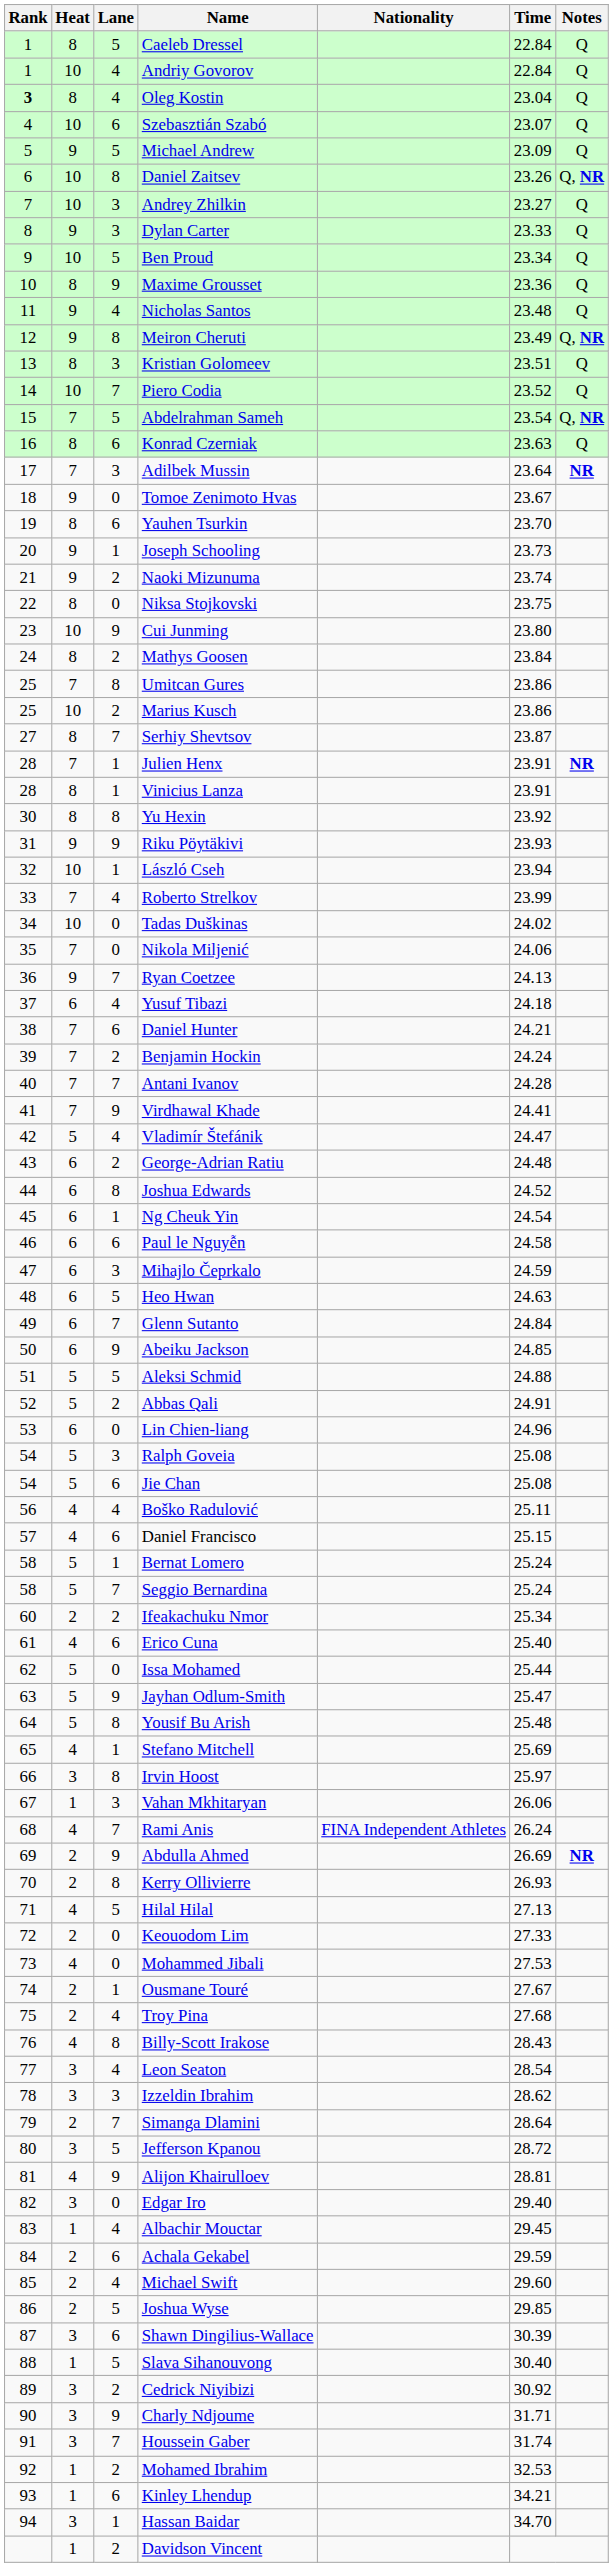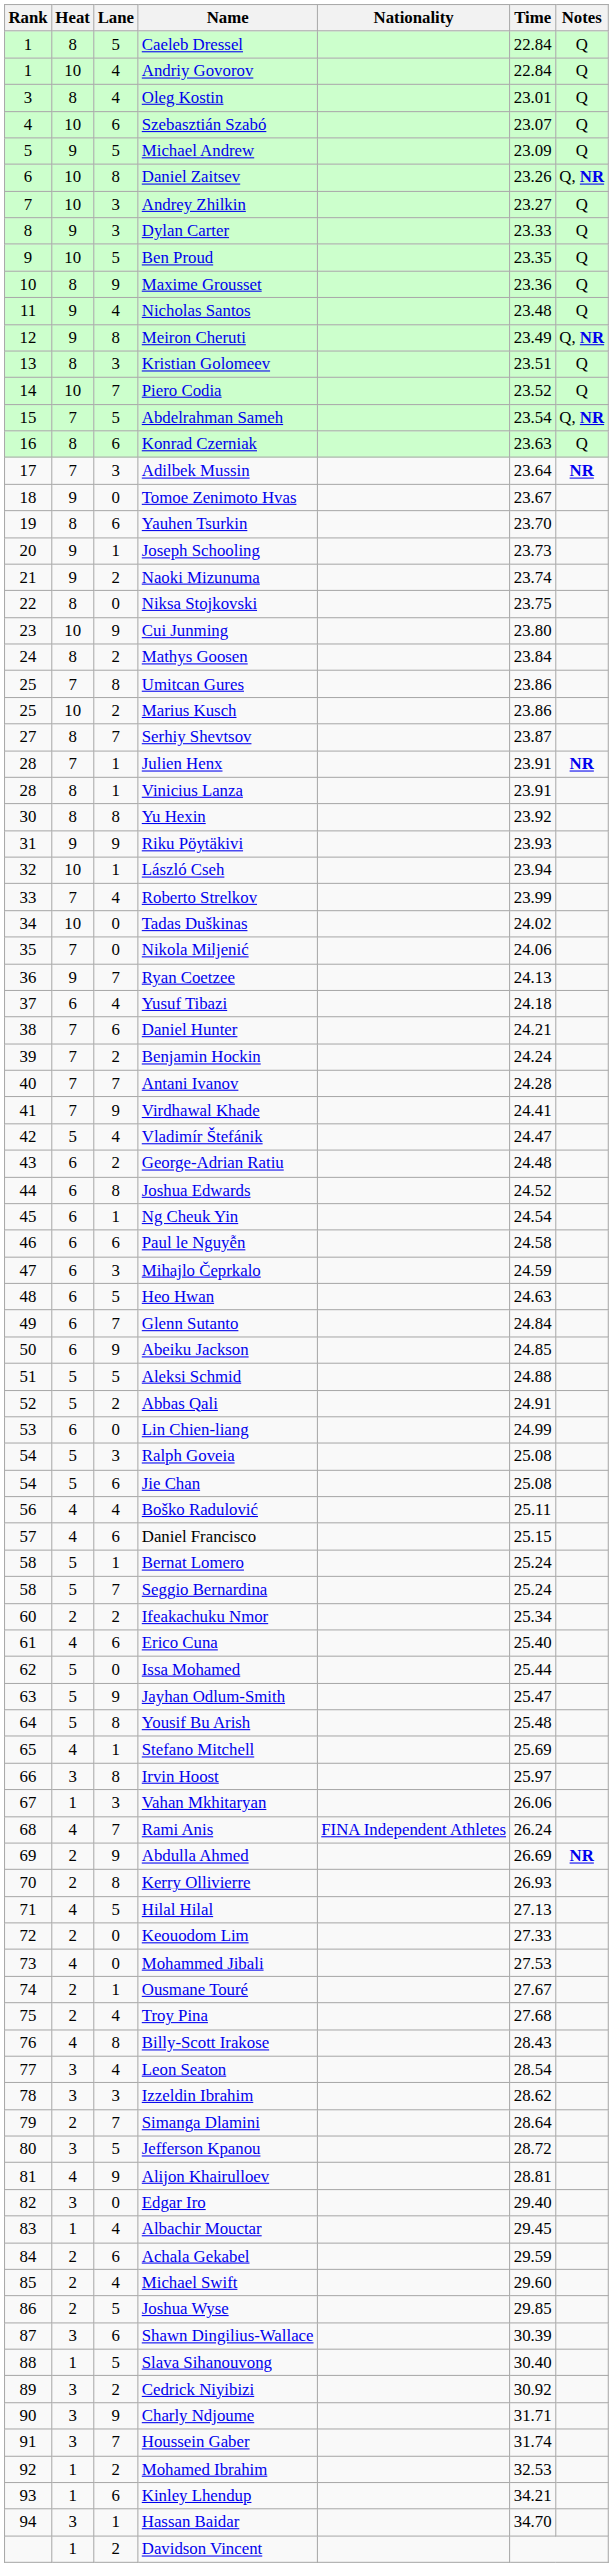(28, 97) bold -> (28, 97) normal
(533, 97) 23.04 -> (533, 97) 23.01
(533, 257) 23.34 -> (533, 257) 23.35
(533, 1429) 24.96 -> (533, 1429) 24.99
